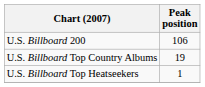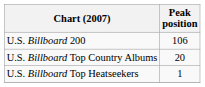(180, 57) 19 -> (180, 57) 20
